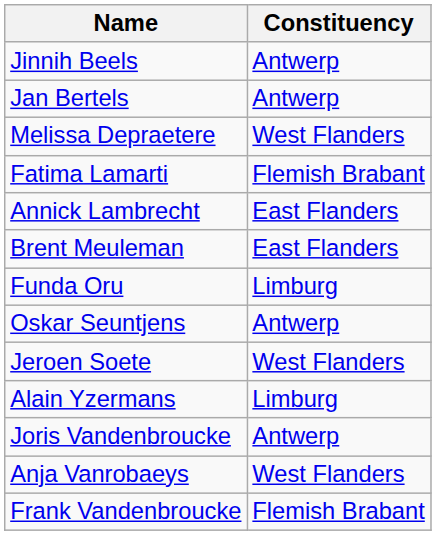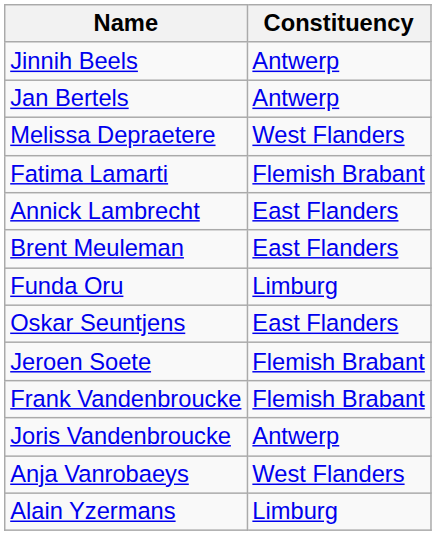(296, 323) Antwerp -> (325, 323) East Flanders
(328, 361) West Flanders -> (339, 361) Flemish Brabant
rows swapped: (126, 511) <-> (93, 398)
